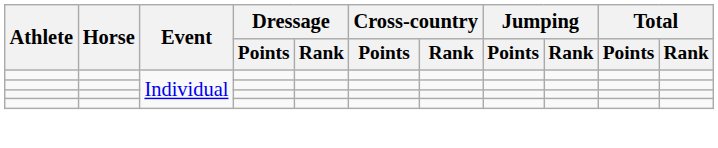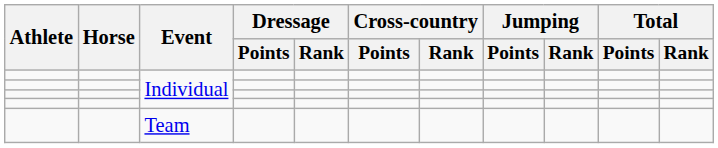+ row: (41, 126)
